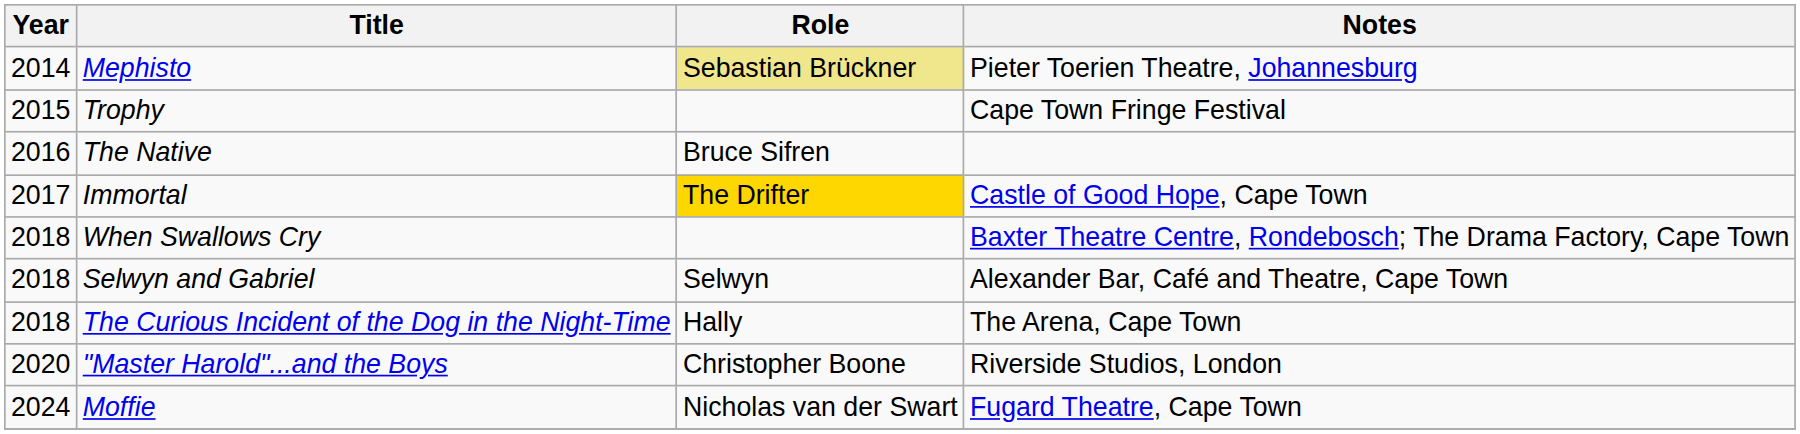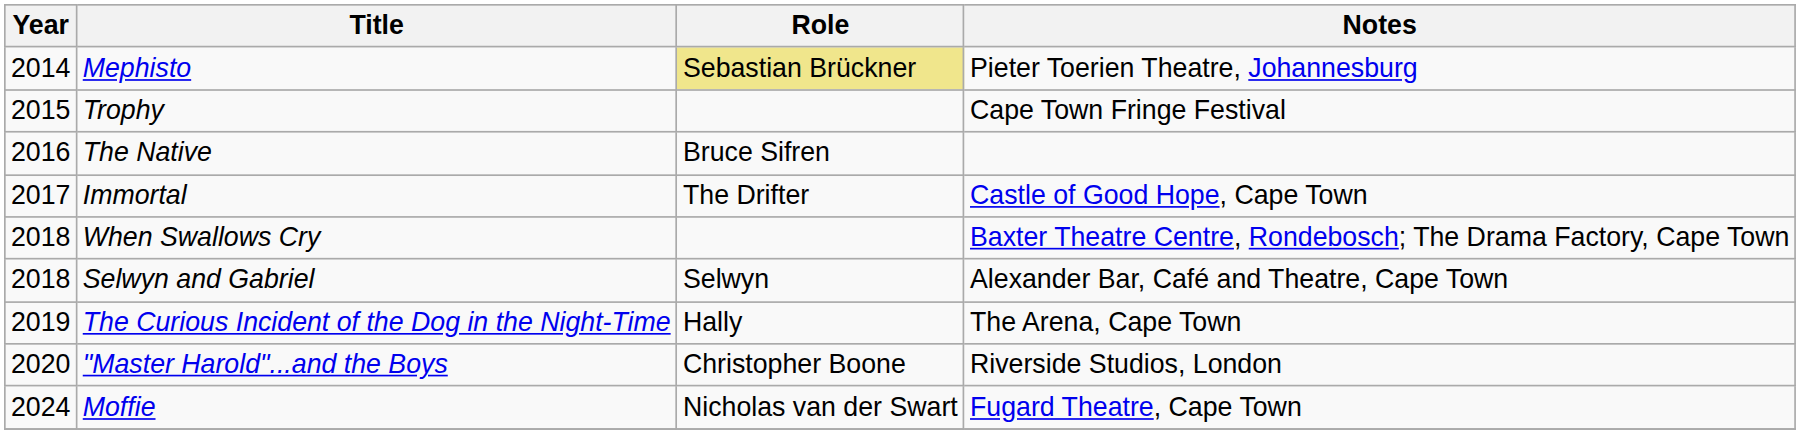(746, 195) gold background -> (746, 195) no background
(41, 322) 2018 -> (41, 322) 2019
